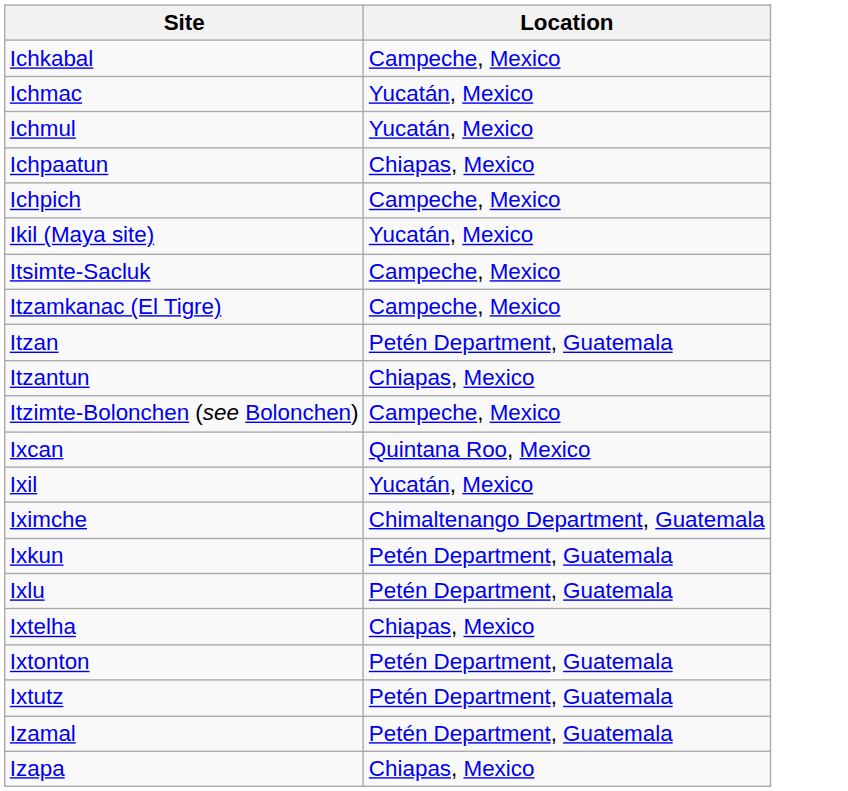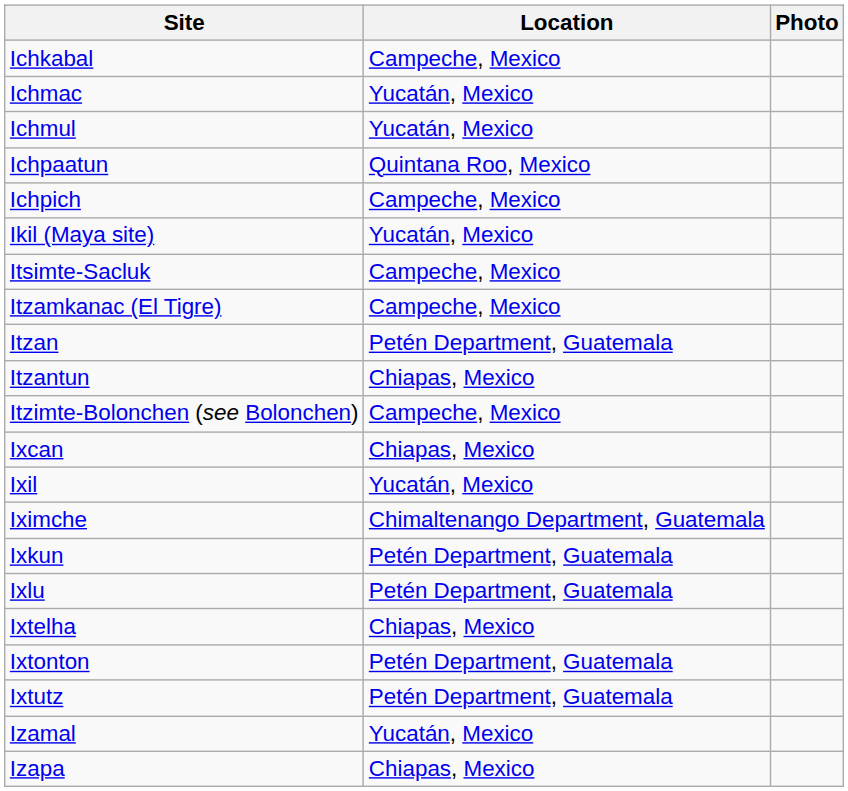+ column: (807, 22)
(452, 164) Chiapas, Mexico -> (480, 164) Quintana Roo, Mexico
(480, 448) Quintana Roo, Mexico -> (452, 448) Chiapas, Mexico
(521, 733) Petén Department, Guatemala -> (451, 733) Yucatán, Mexico
